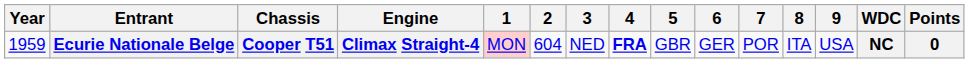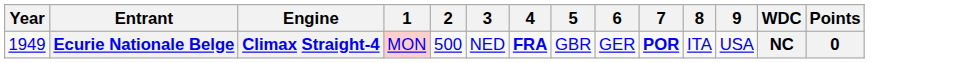- column: (288, 18)
(27, 45) 1959 -> (27, 45) 1949
(548, 45) 604 -> (448, 45) 500
(761, 45) normal -> (661, 45) bold
